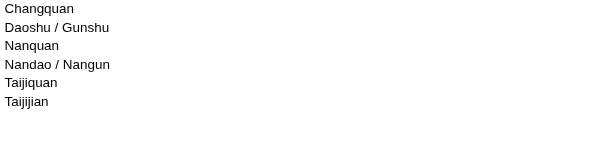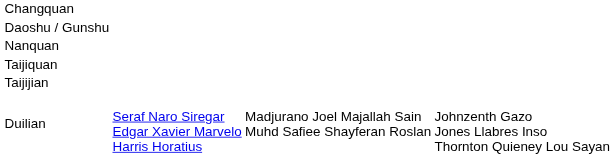- row: (57, 64)
+ row: (25, 124)
